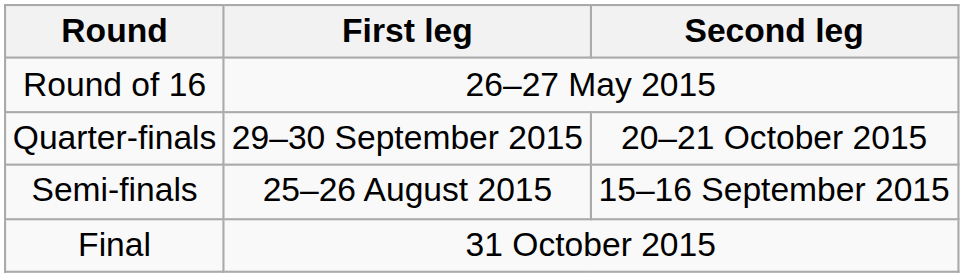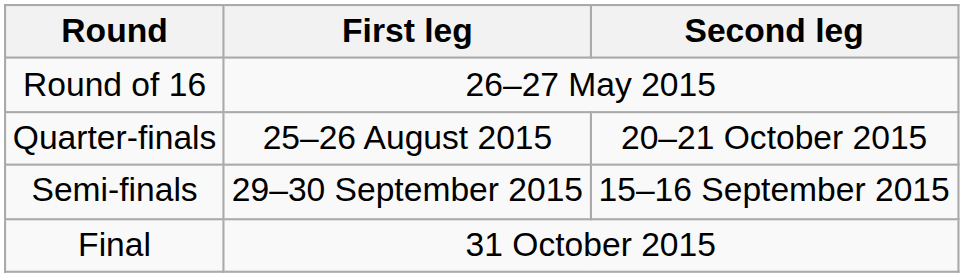(407, 137) 29–30 September 2015 -> (407, 137) 25–26 August 2015
(407, 191) 25–26 August 2015 -> (407, 191) 29–30 September 2015
